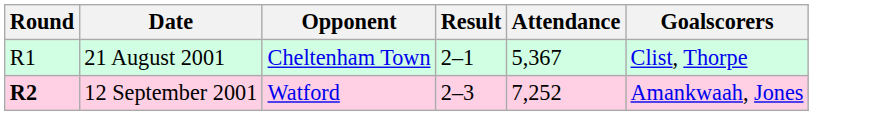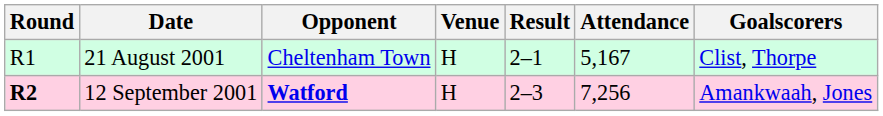+ column: (470, 22)
(537, 57) 5,367 -> (605, 57) 5,167
(304, 92) normal -> (308, 92) bold
(537, 92) 7,252 -> (605, 92) 7,256
